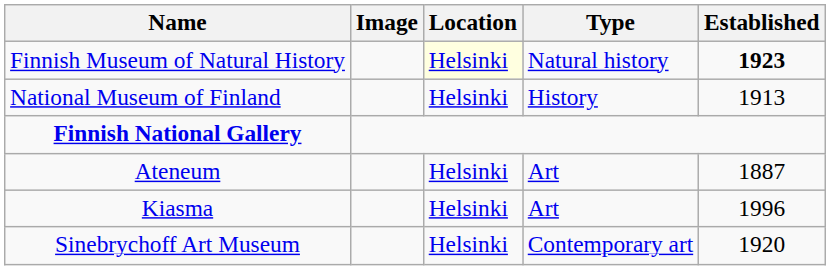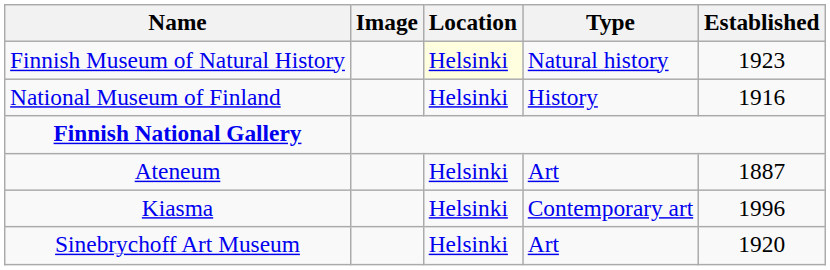(762, 60) bold -> (762, 60) normal
(762, 97) 1913 -> (762, 97) 1916
(543, 208) Art -> (610, 208) Contemporary art
(610, 245) Contemporary art -> (543, 245) Art
